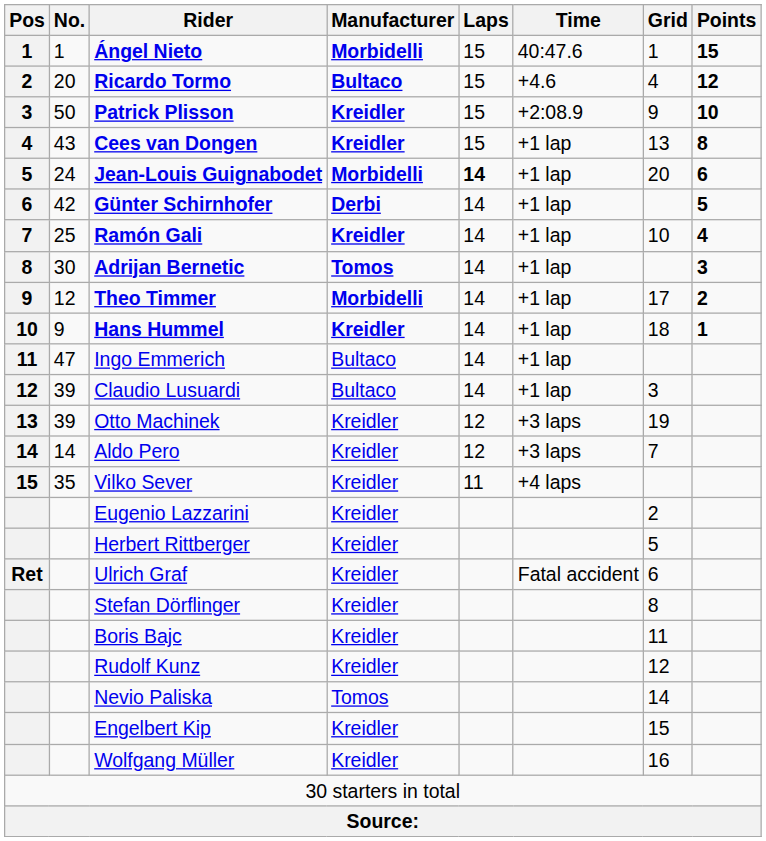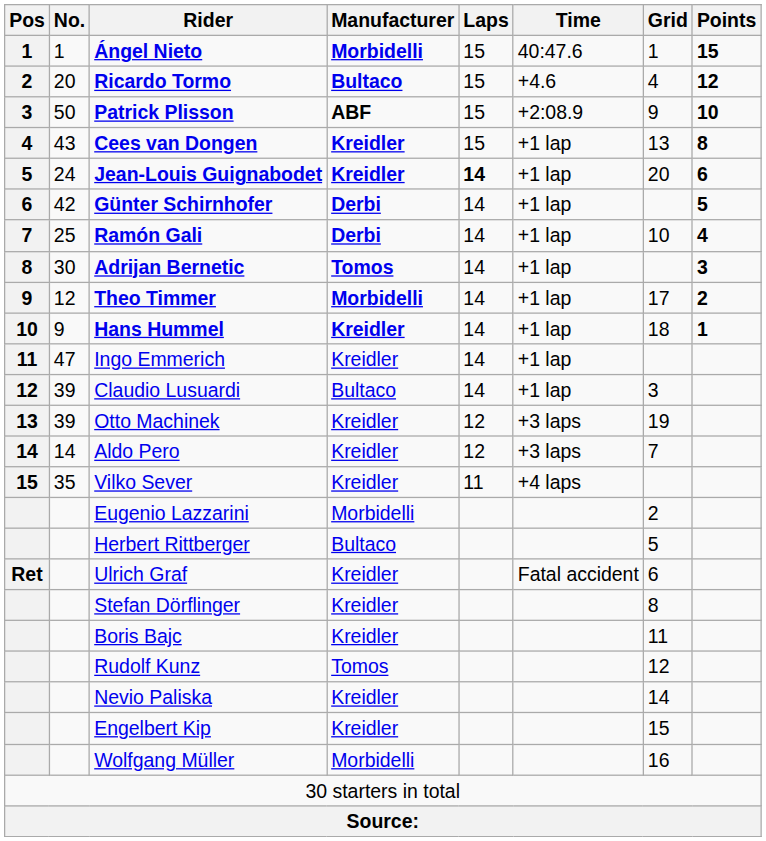(368, 113) Kreidler -> (351, 113) ABF
(377, 174) Morbidelli -> (368, 174) Kreidler
(368, 236) Kreidler -> (356, 236) Derbi
(364, 359) Bultaco -> (365, 359) Kreidler
(365, 513) Kreidler -> (373, 513) Morbidelli
(365, 544) Kreidler -> (364, 544) Bultaco
(365, 667) Kreidler -> (360, 667) Tomos
(360, 698) Tomos -> (365, 698) Kreidler
(365, 759) Kreidler -> (373, 759) Morbidelli
